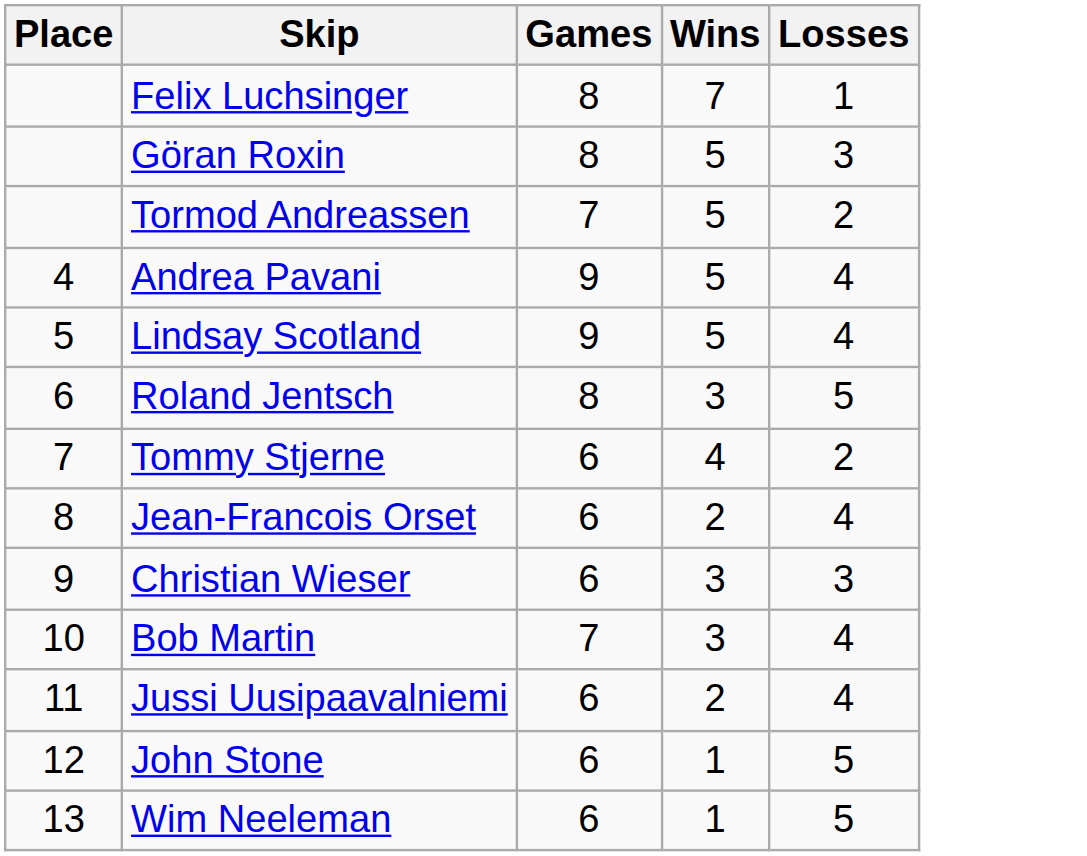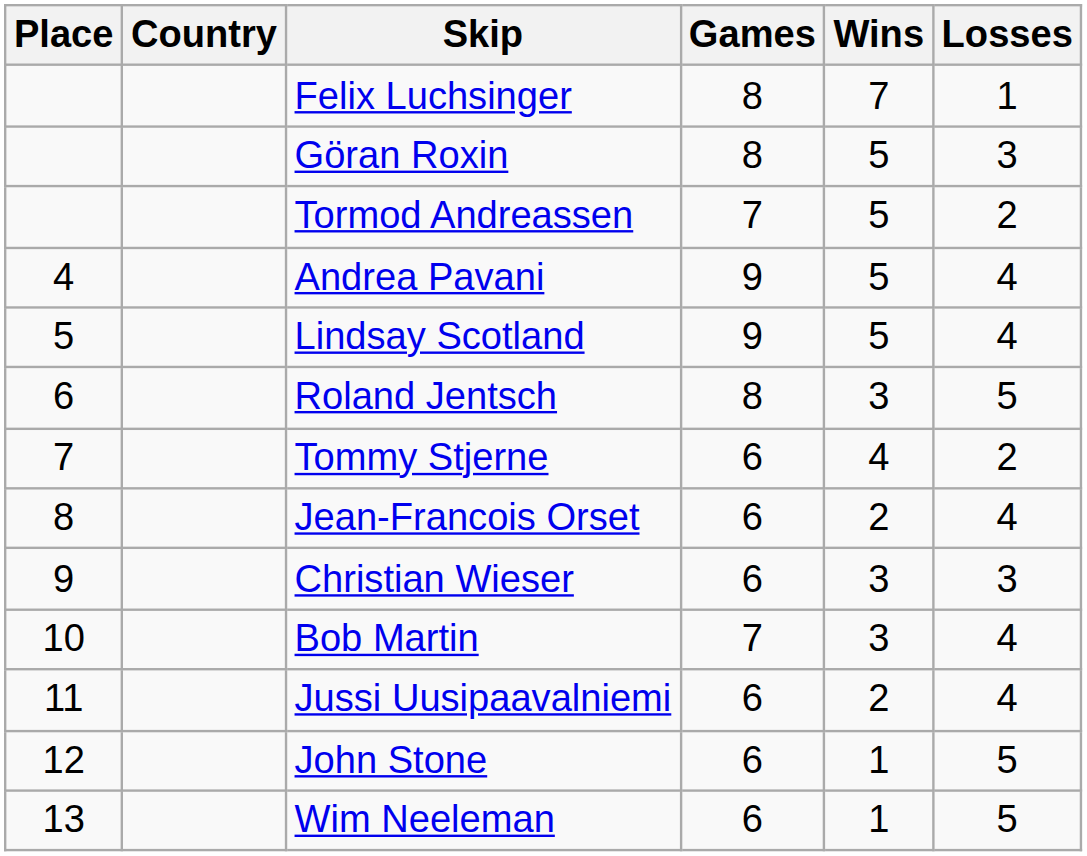+ column: (204, 34)
